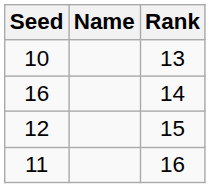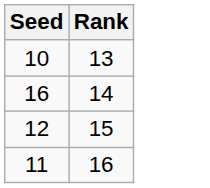- column: (104, 22)
